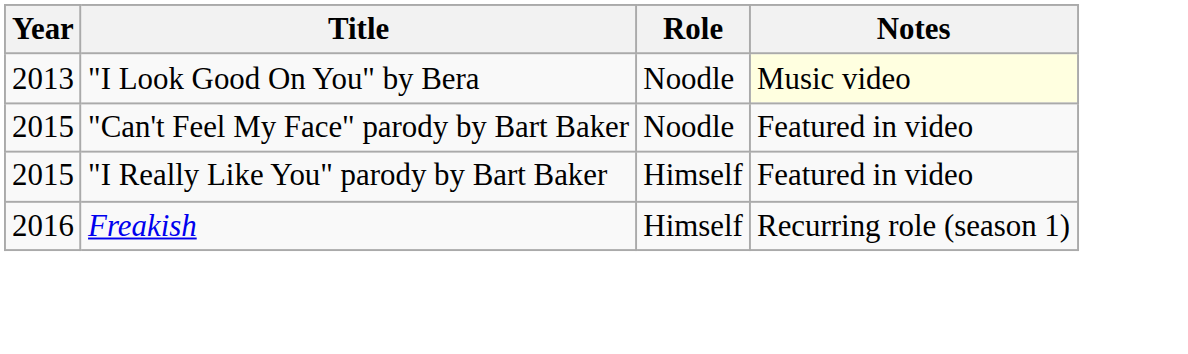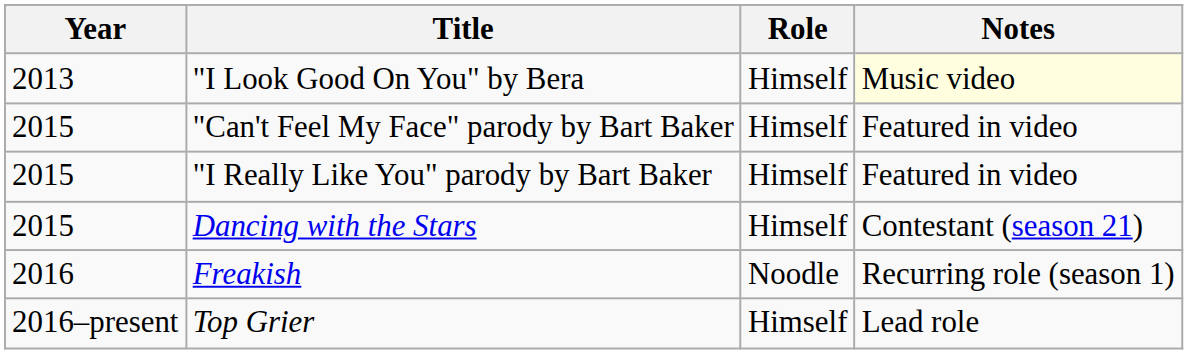(689, 77) Noodle -> (798, 77) Himself
(689, 126) Noodle -> (798, 126) Himself
+ row: (335, 224)
(693, 224) Himself -> (793, 273) Noodle
+ row: (253, 322)
